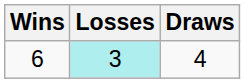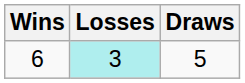(200, 59) 4 -> (200, 59) 5
